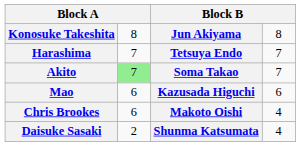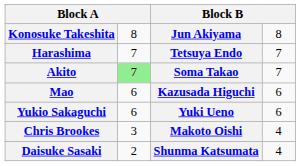+ row: (62, 111)
(134, 111) 6 -> (134, 131) 3
